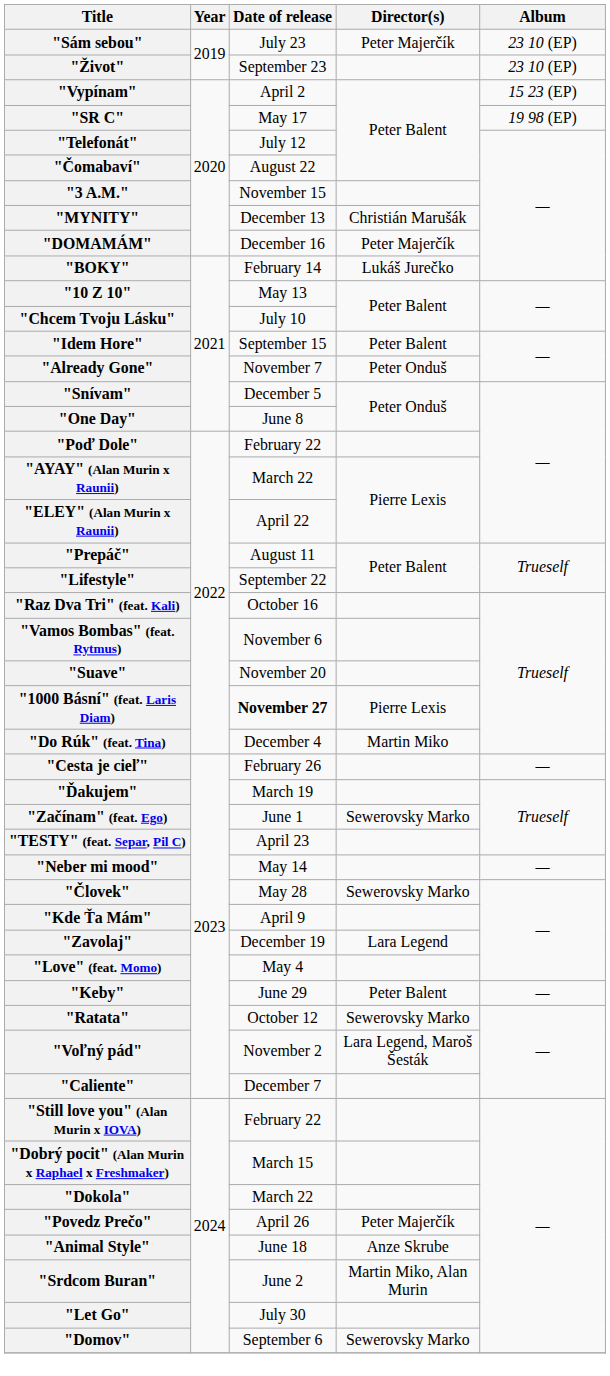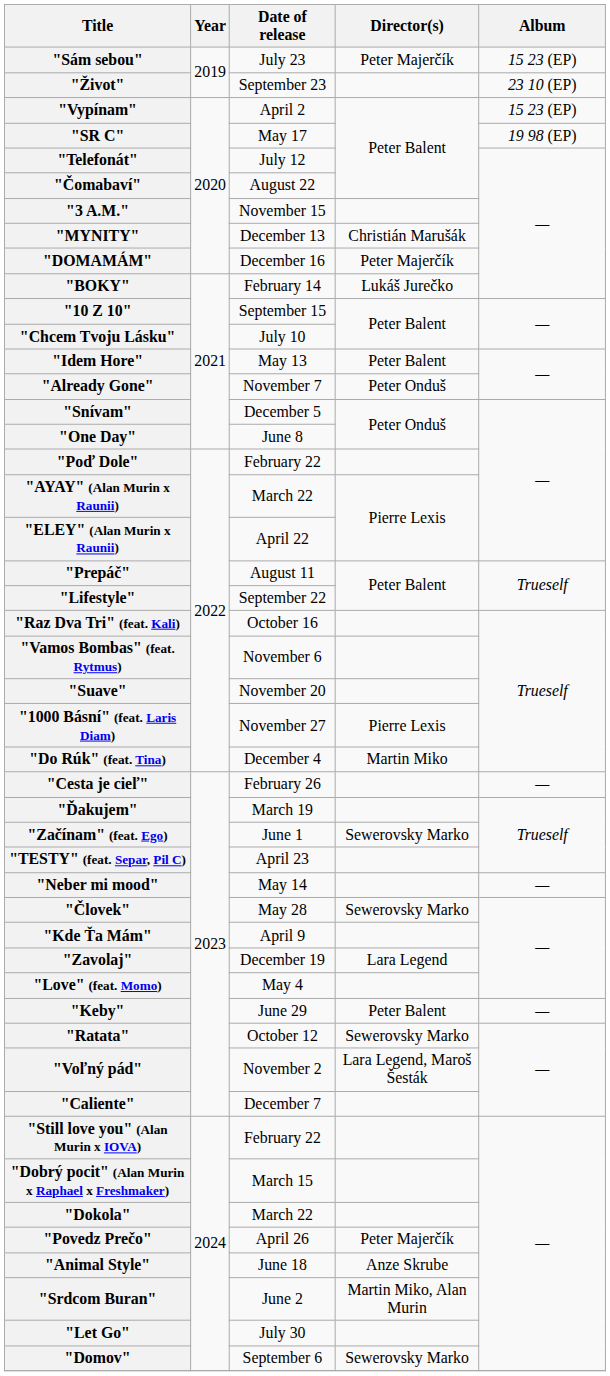(542, 42) 23 10 (EP) -> (542, 60) 15 23 (EP)
(283, 293) May 13 -> (282, 311) September 15
(283, 343) September 15 -> (282, 361) May 13
(283, 707) bold -> (282, 725) normal
